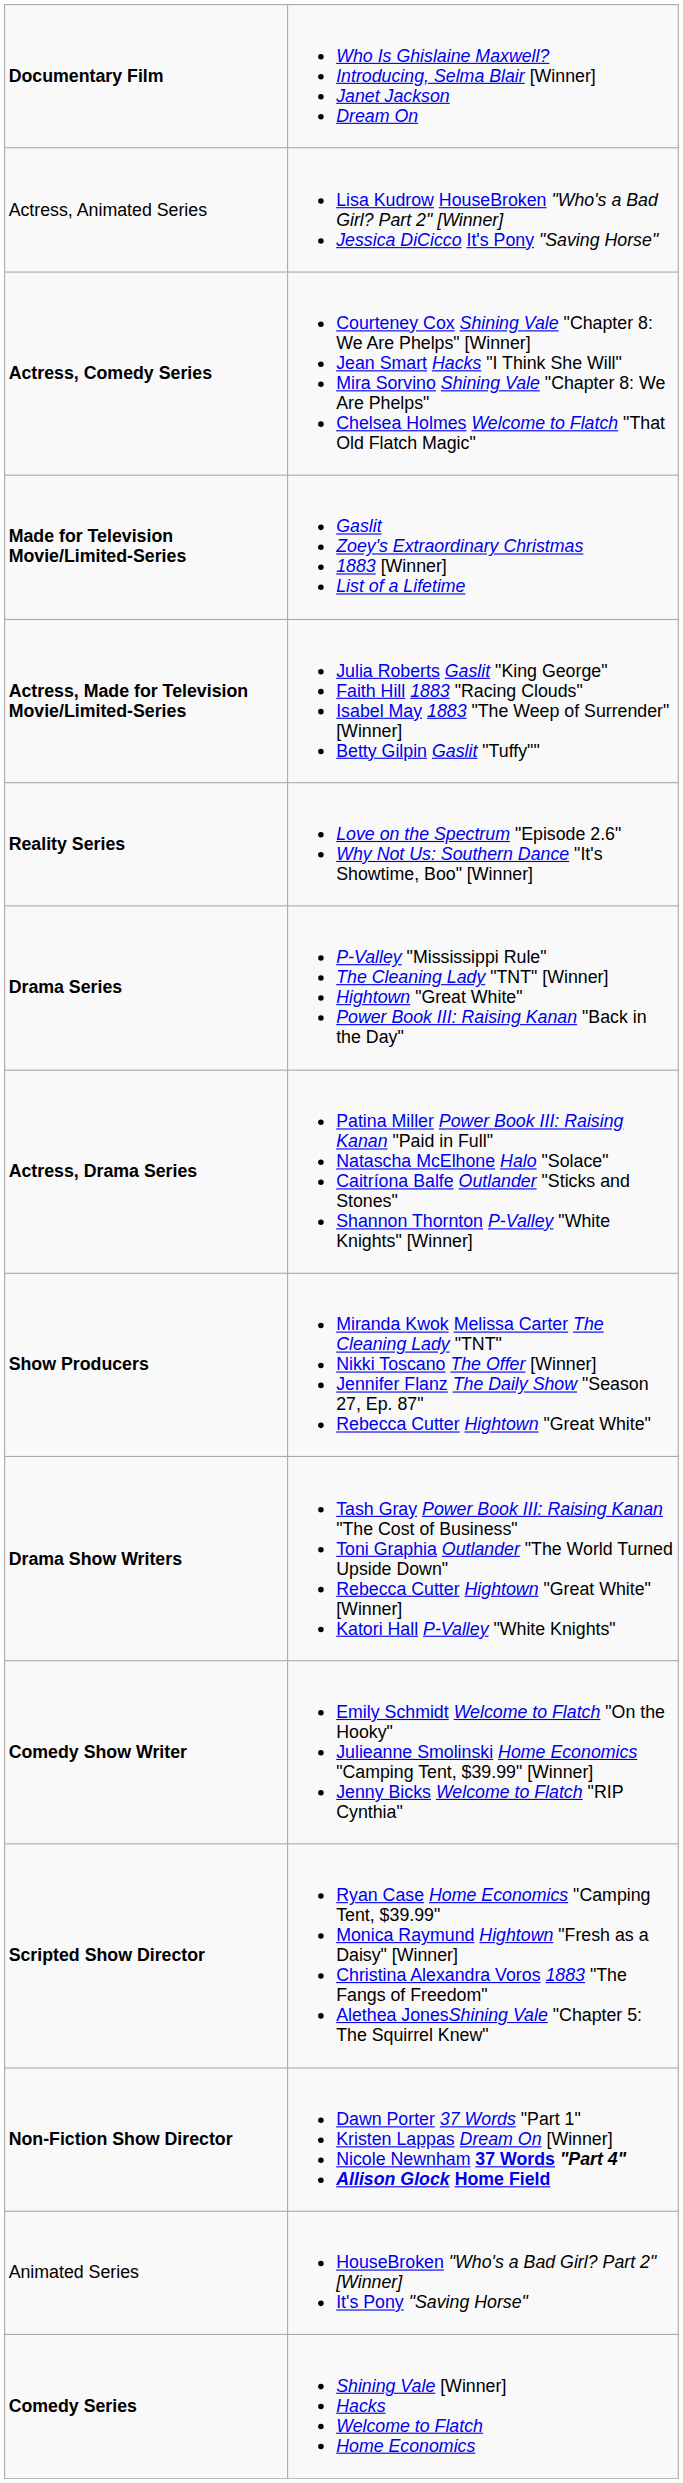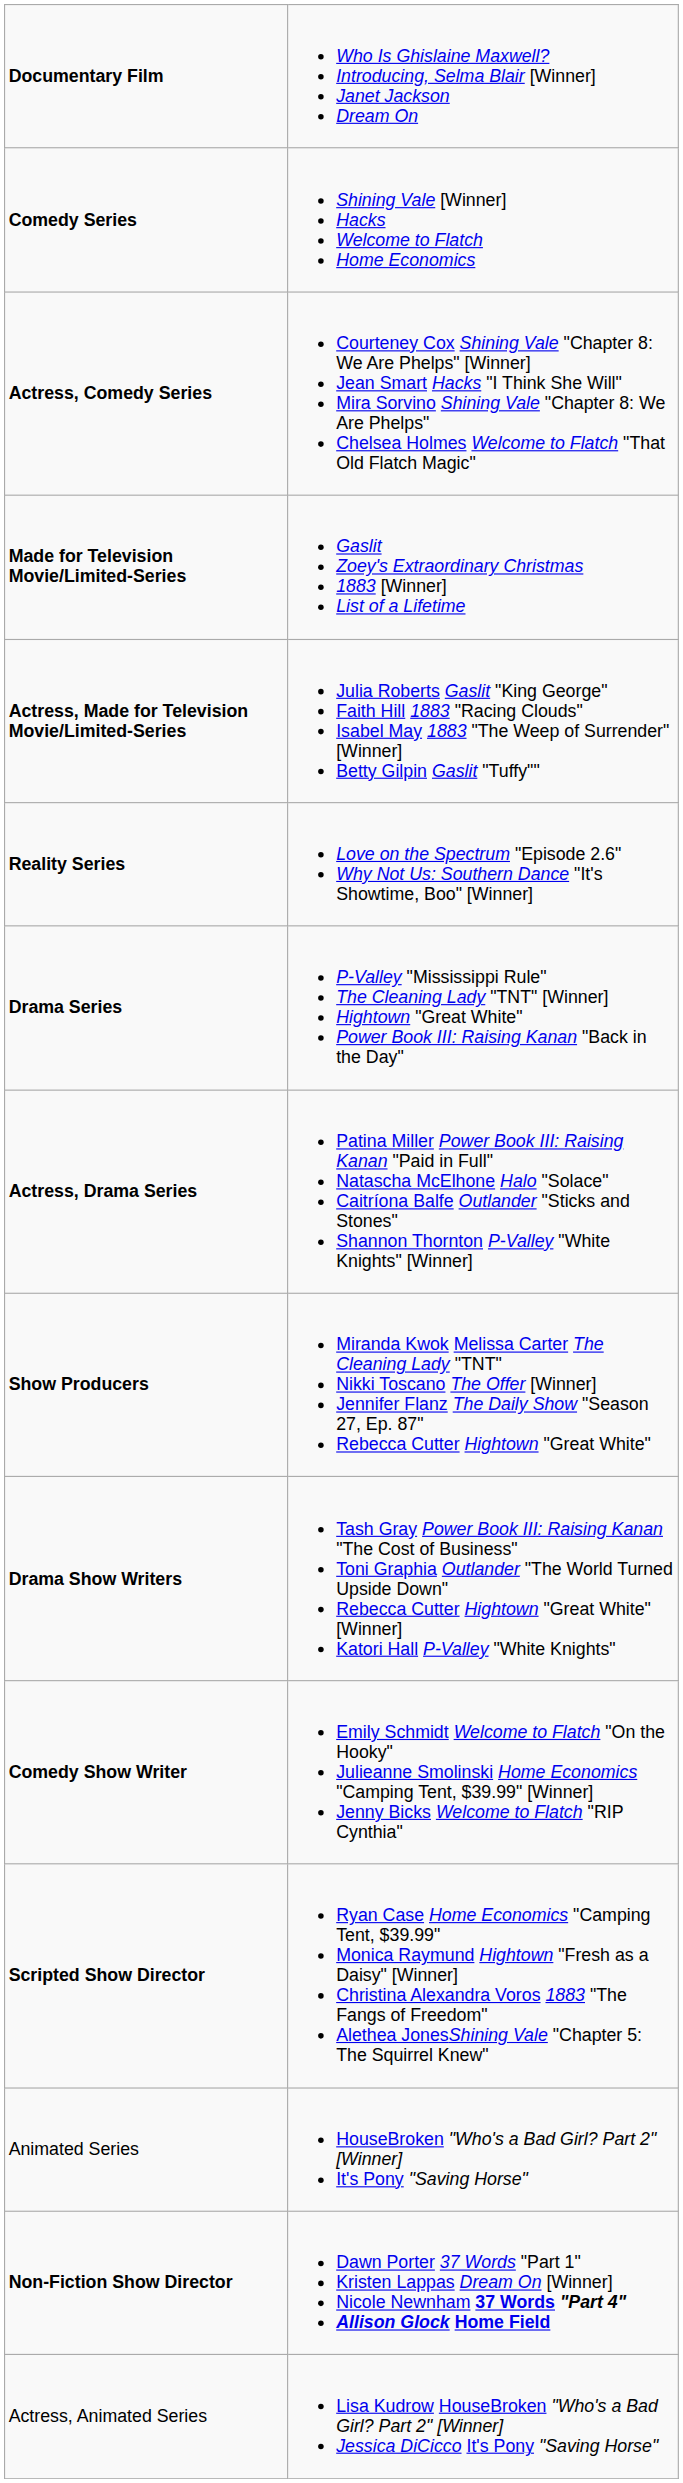rows swapped: (73, 2406) <-> (108, 209)
rows swapped: (121, 2139) <-> (74, 2272)
